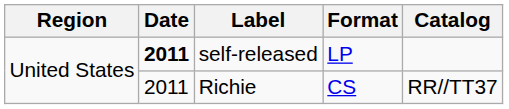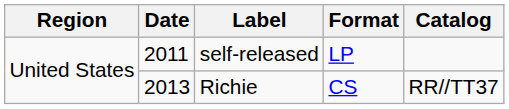(166, 53) bold -> (166, 53) normal
(166, 86) 2011 -> (167, 86) 2013
